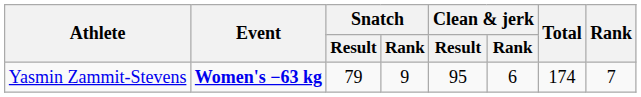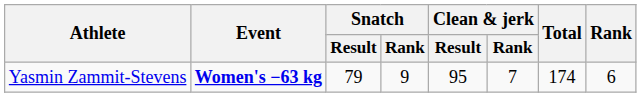(513, 77) 6 -> (513, 77) 7
(611, 77) 7 -> (611, 77) 6
